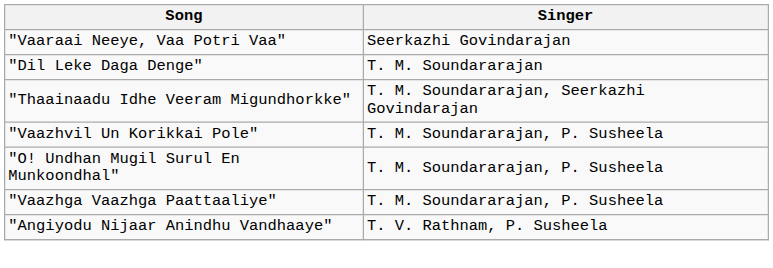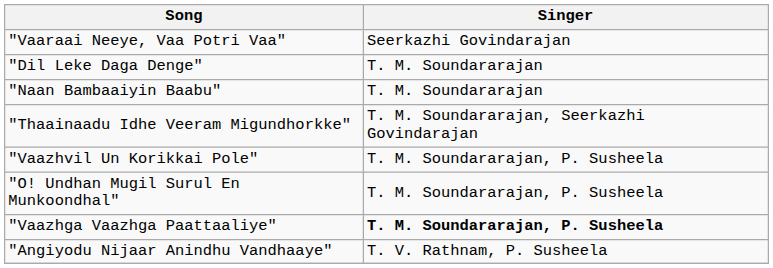+ row: (115, 92)
(515, 202) normal -> (515, 227) bold
